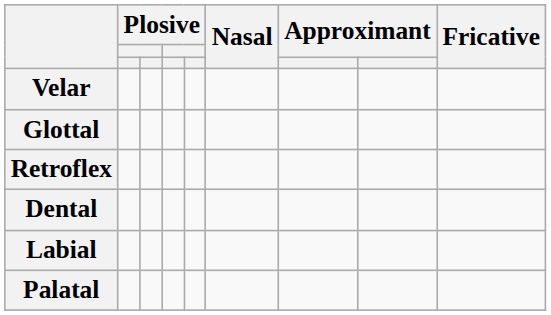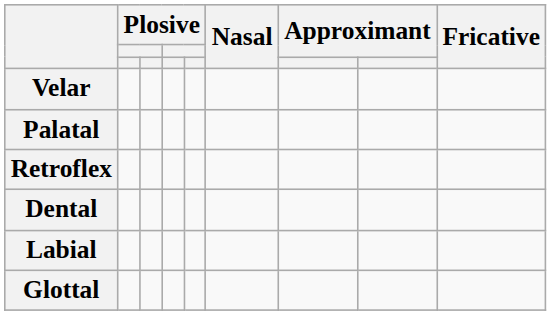rows swapped: (61, 290) <-> (61, 128)
